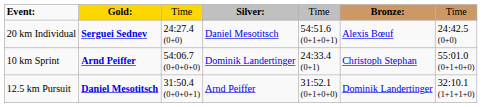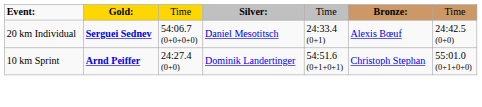(179, 34) 24:27.4 (0+0) -> (179, 34) 54:06.7 (0+0+0+0)
(319, 34) 54:51.6 (0+1+0+1) -> (322, 34) 24:33.4 (0+1)
(182, 61) 54:06.7 (0+0+0+0) -> (176, 61) 24:27.4 (0+0)
(316, 61) 24:33.4 (0+1) -> (325, 61) 54:51.6 (0+1+0+1)
- row: (39, 88)
